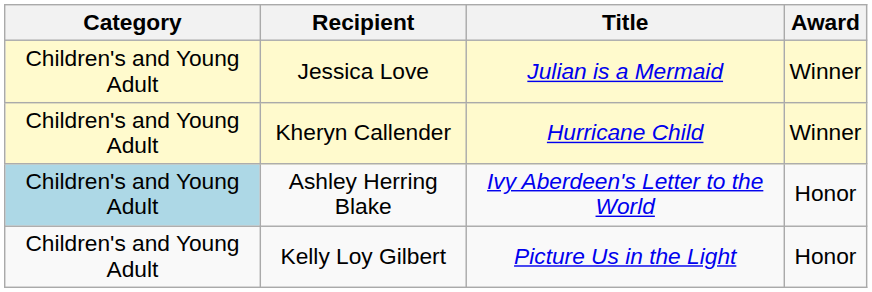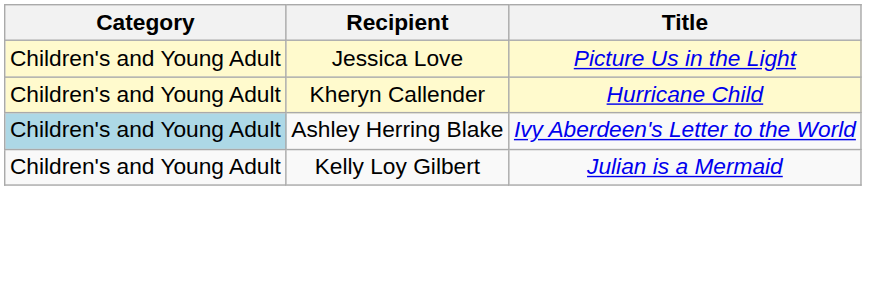- column: (825, 22)
(625, 71) Julian is a Mermaid -> (685, 58) Picture Us in the Light
(625, 256) Picture Us in the Light -> (685, 166) Julian is a Mermaid
